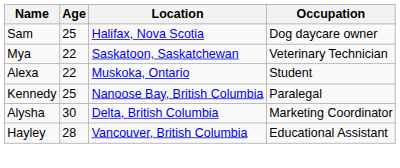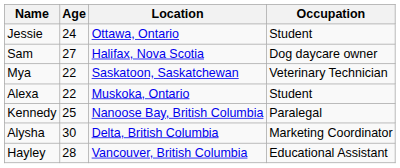+ row: (25, 34)
(69, 34) 25 -> (69, 53) 27
